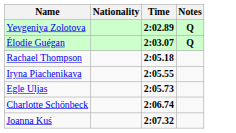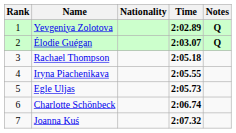+ column: (18, 12)
